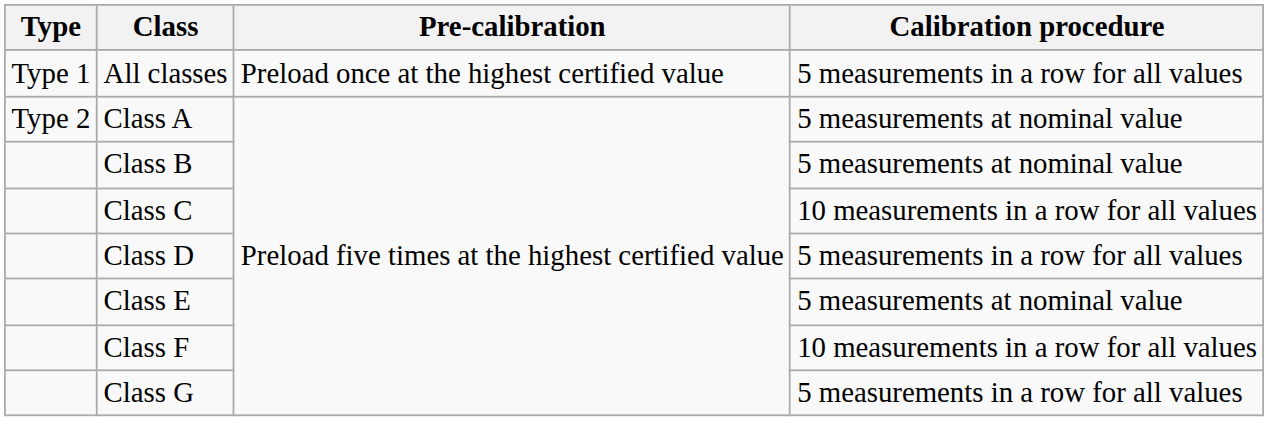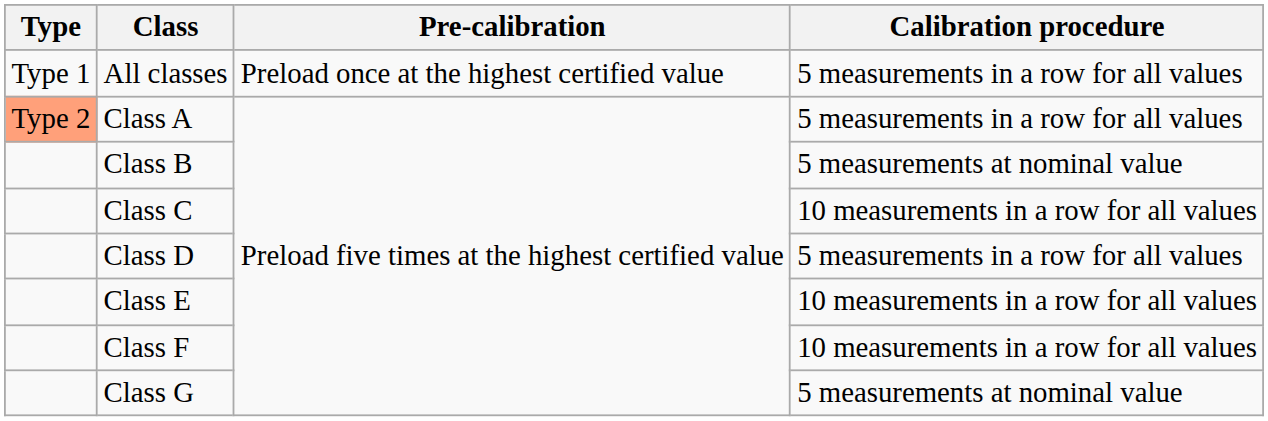(51, 118) no background -> (51, 118) lightsalmon background
(990, 118) 5 measurements at nominal value -> (1020, 118) 5 measurements in a row for all values
(990, 301) 5 measurements at nominal value -> (1027, 301) 10 measurements in a row for all values
(1020, 392) 5 measurements in a row for all values -> (990, 392) 5 measurements at nominal value
